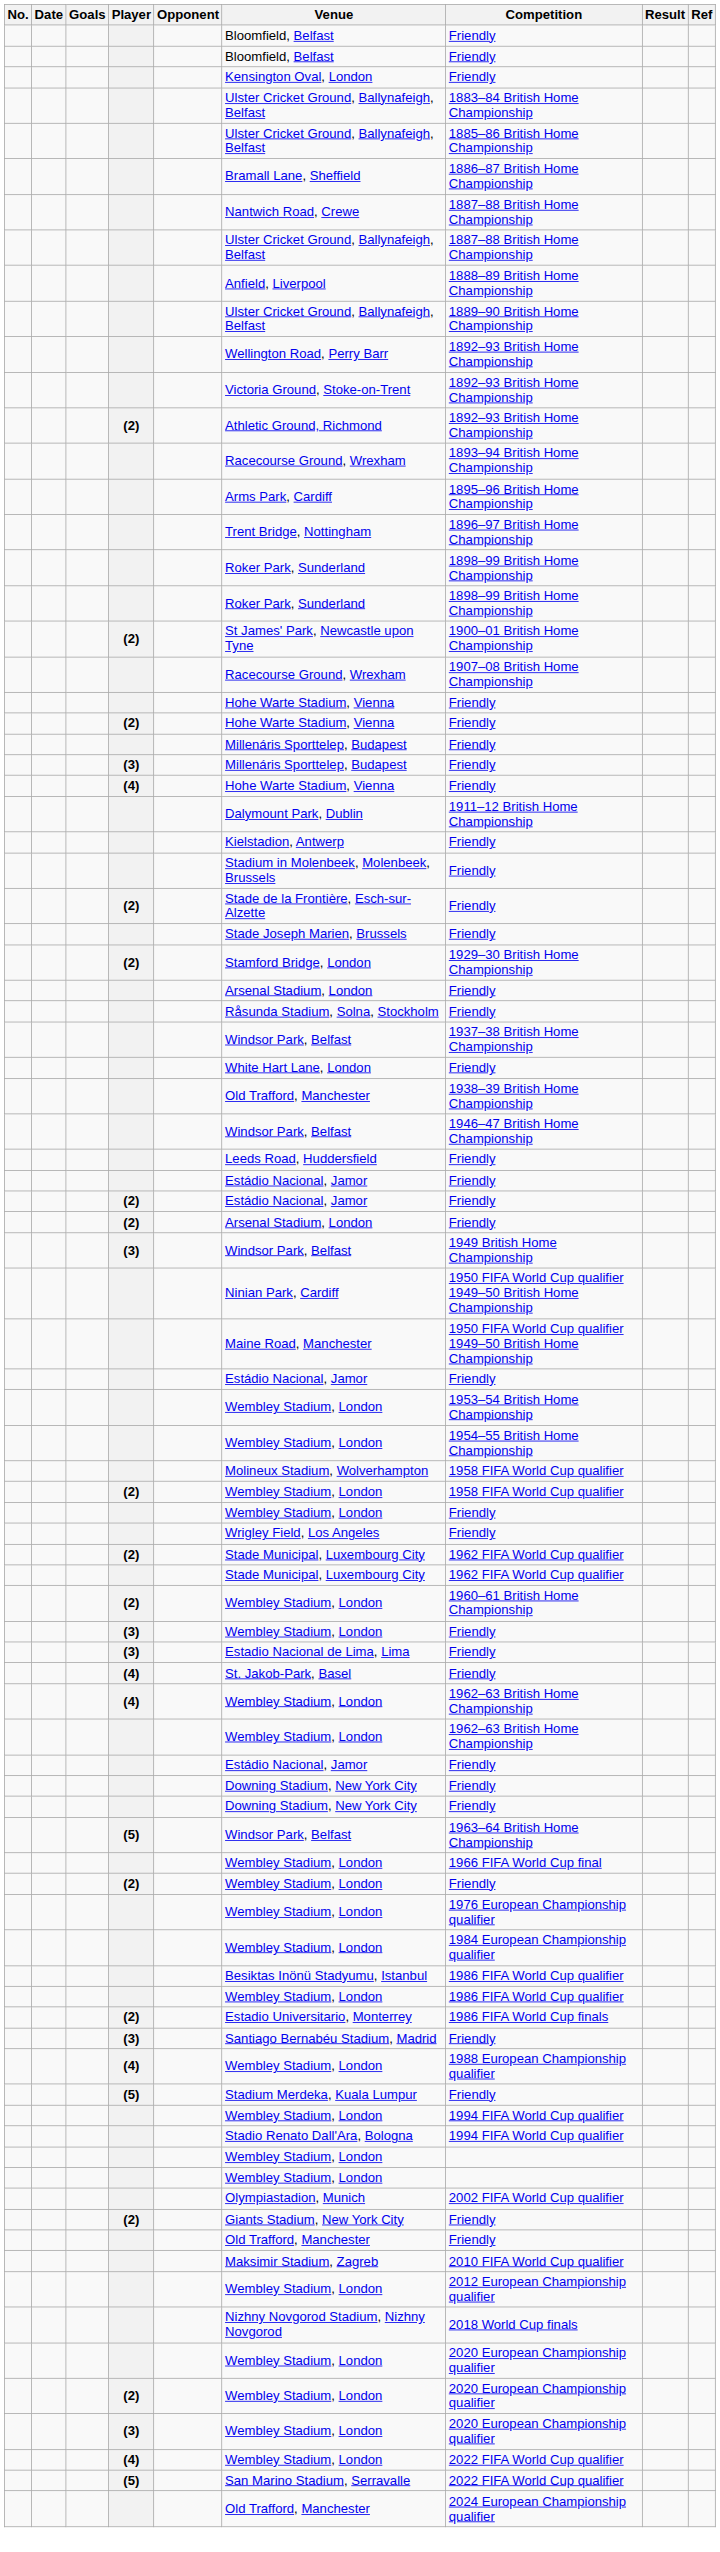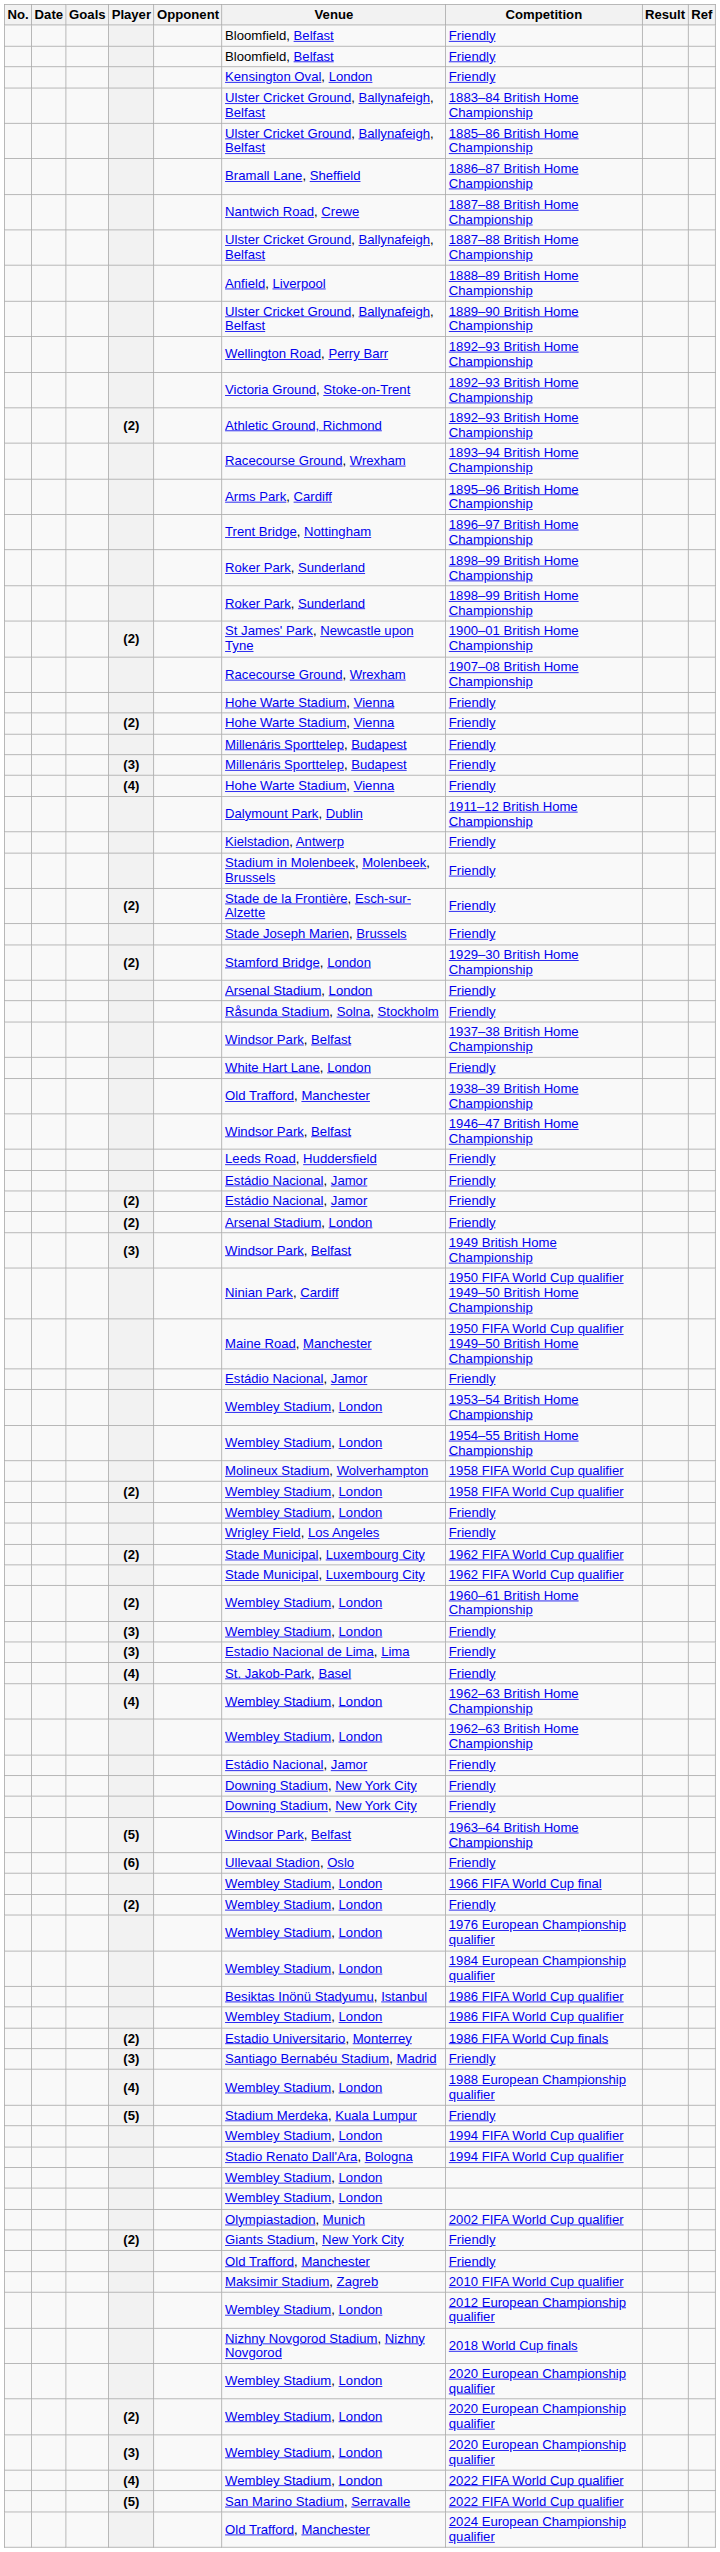+ row: (18, 1863)
